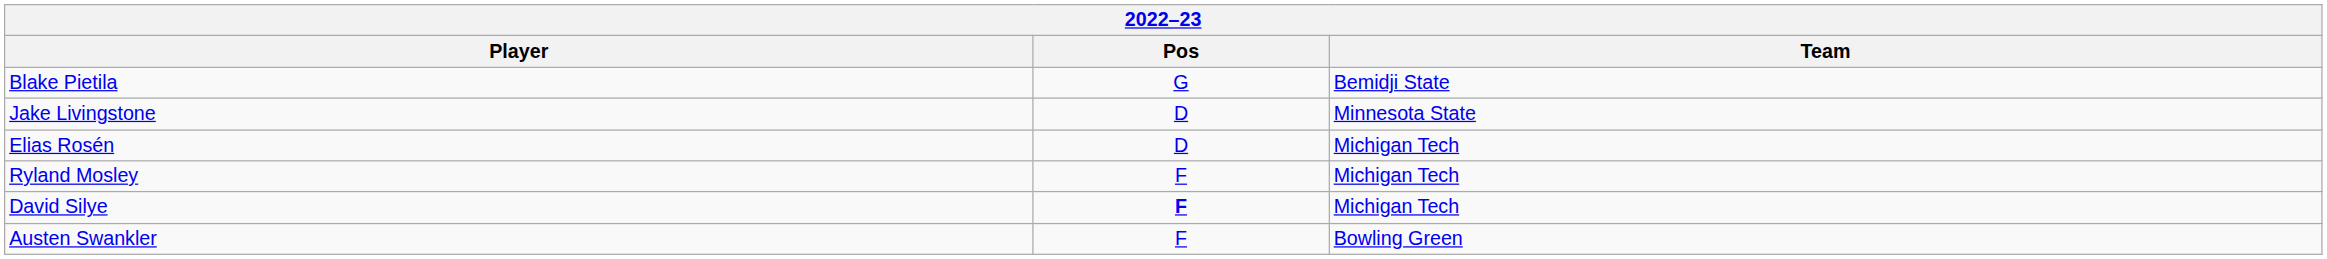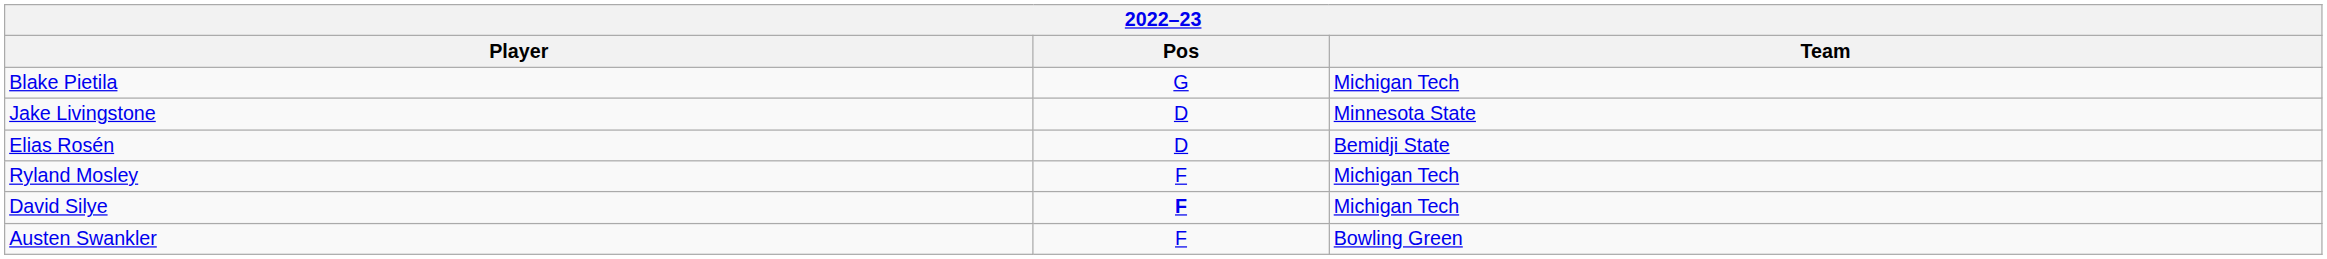(1392, 82) Bemidji State -> (1396, 82) Michigan Tech
(1396, 144) Michigan Tech -> (1392, 144) Bemidji State
